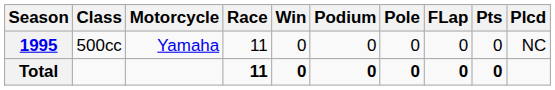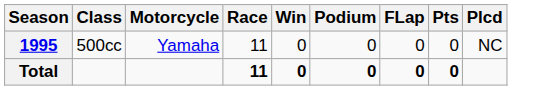- column: (402, 17)
